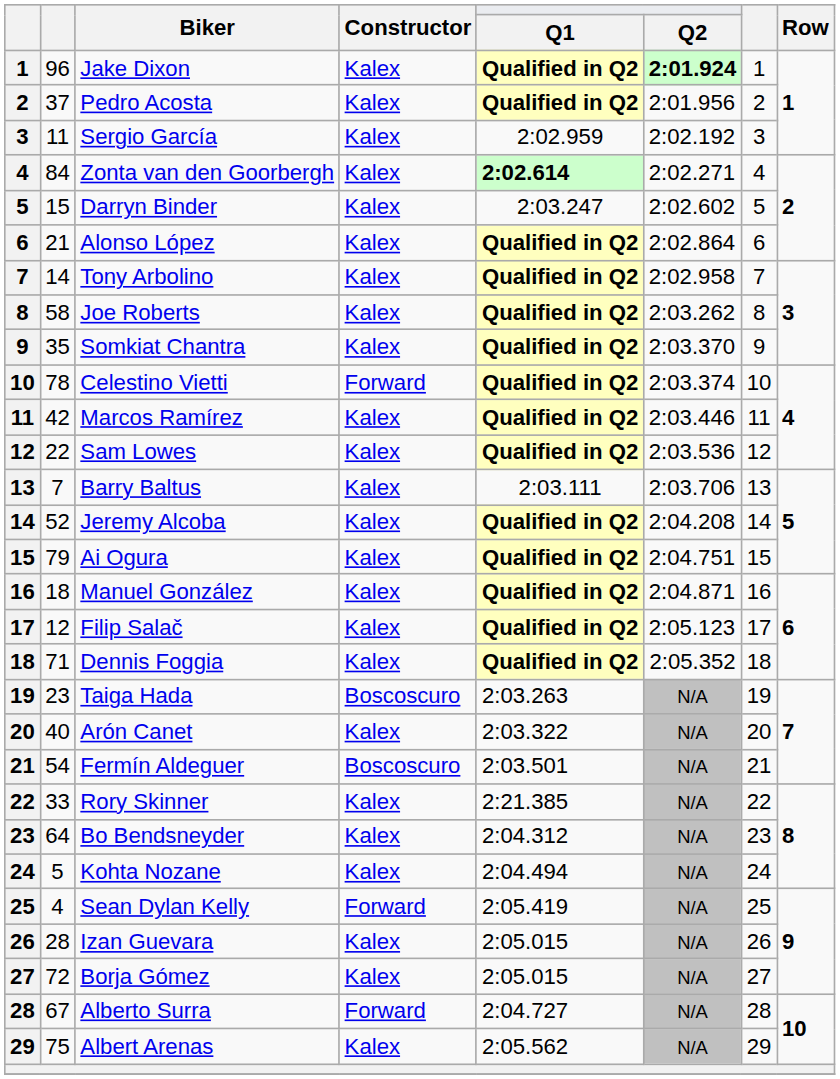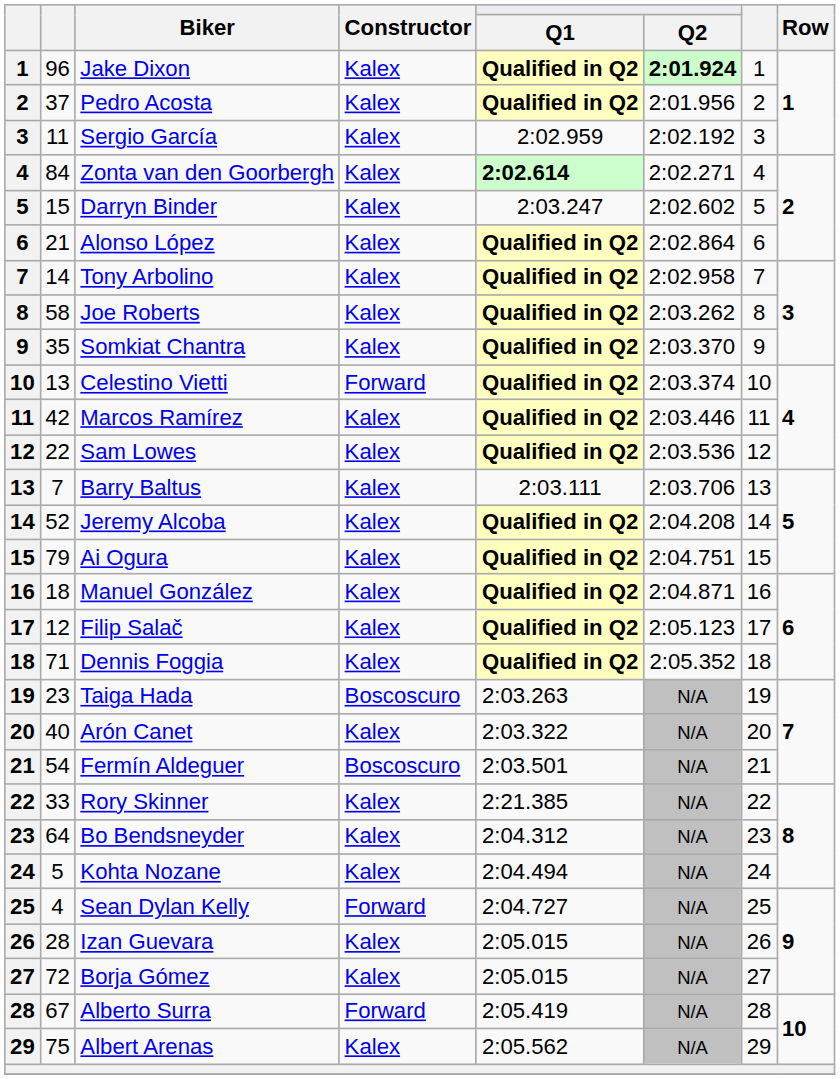(58, 382) 78 -> (58, 382) 13
(525, 906) 2:05.419 -> (525, 906) 2:04.727
(525, 1011) 2:04.727 -> (525, 1011) 2:05.419
